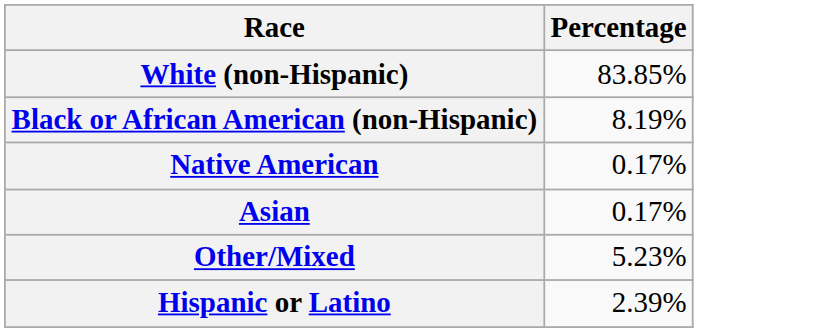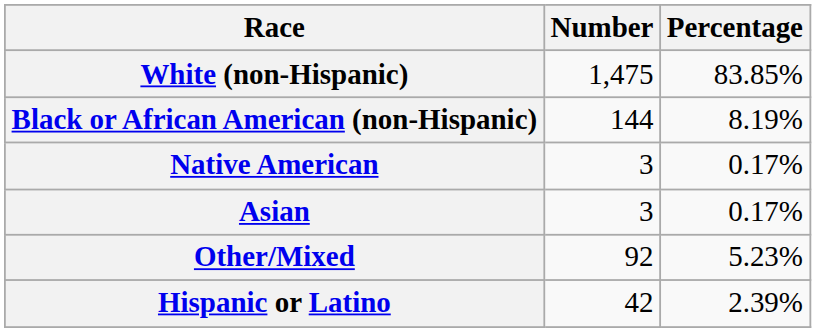+ column: (602, 27)
